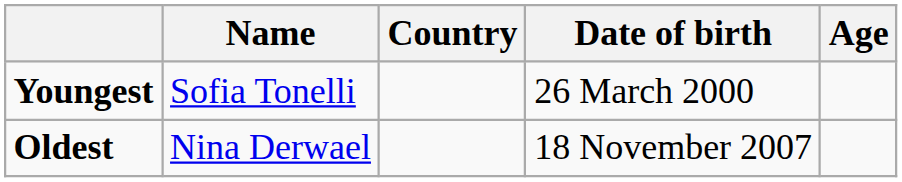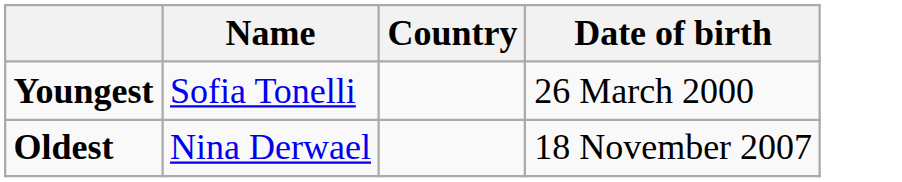- column: (859, 33)
